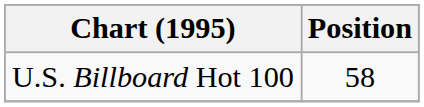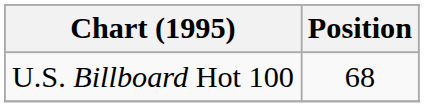(360, 76) 58 -> (360, 76) 68
